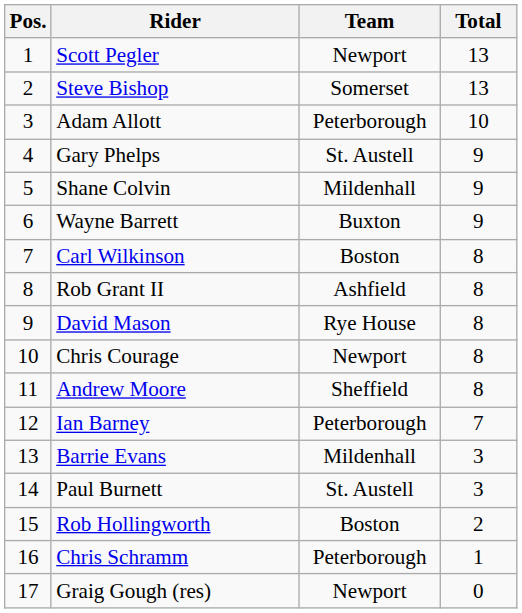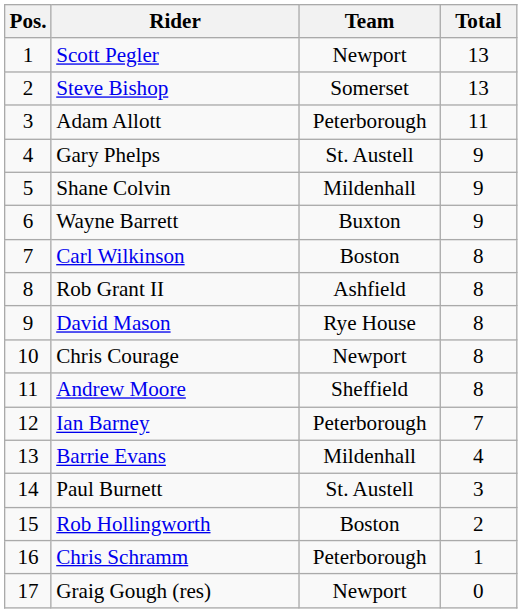(478, 121) 10 -> (478, 121) 11
(478, 456) 3 -> (478, 456) 4
